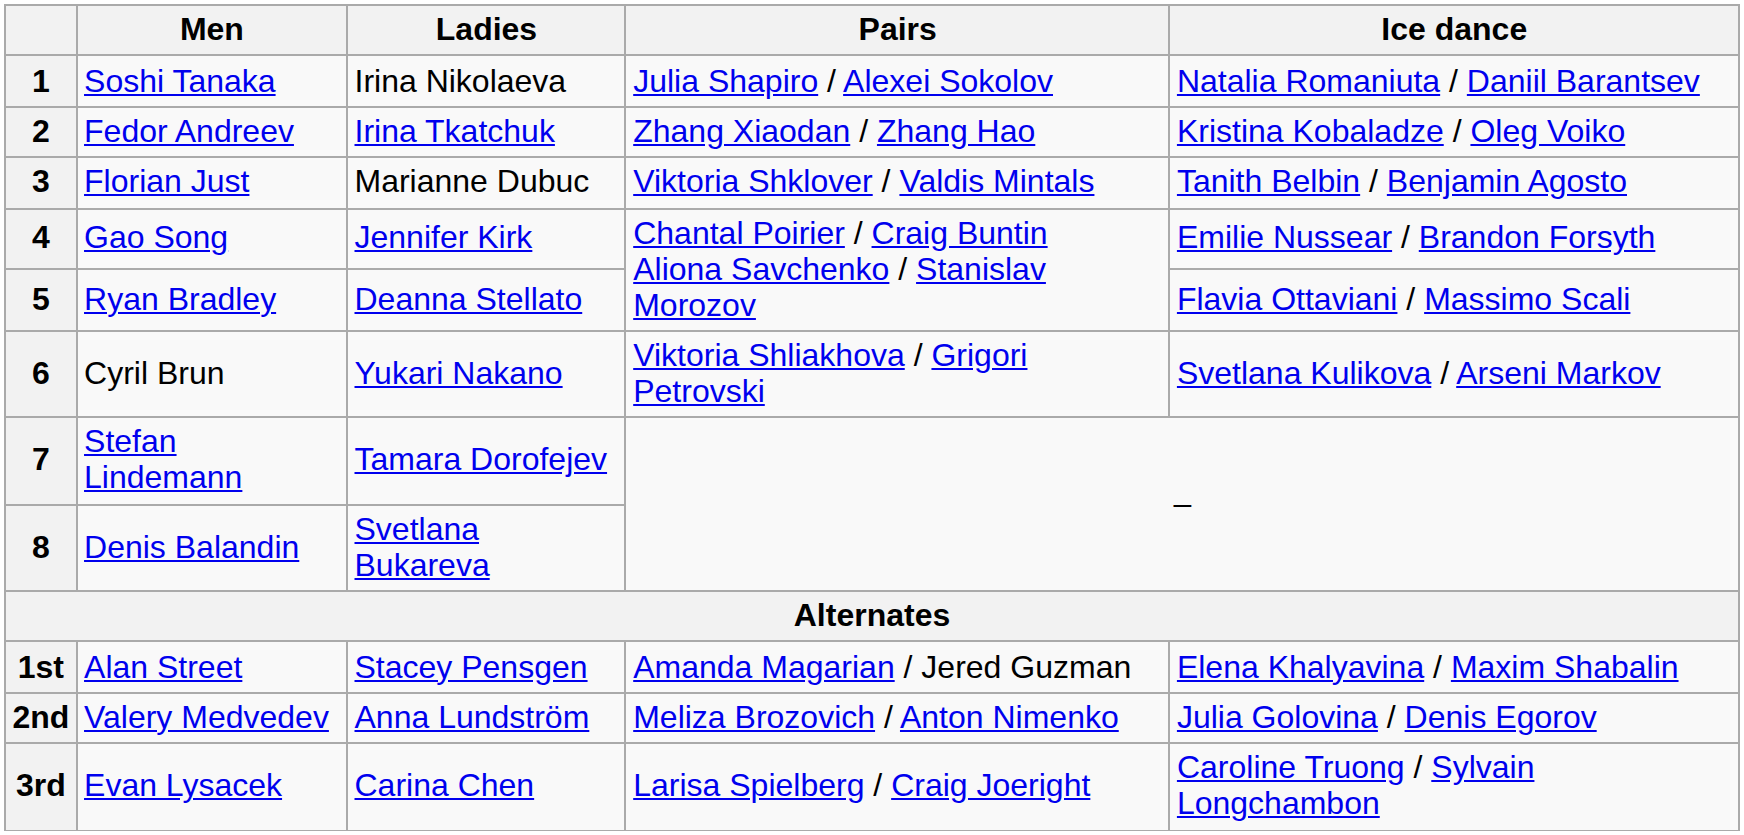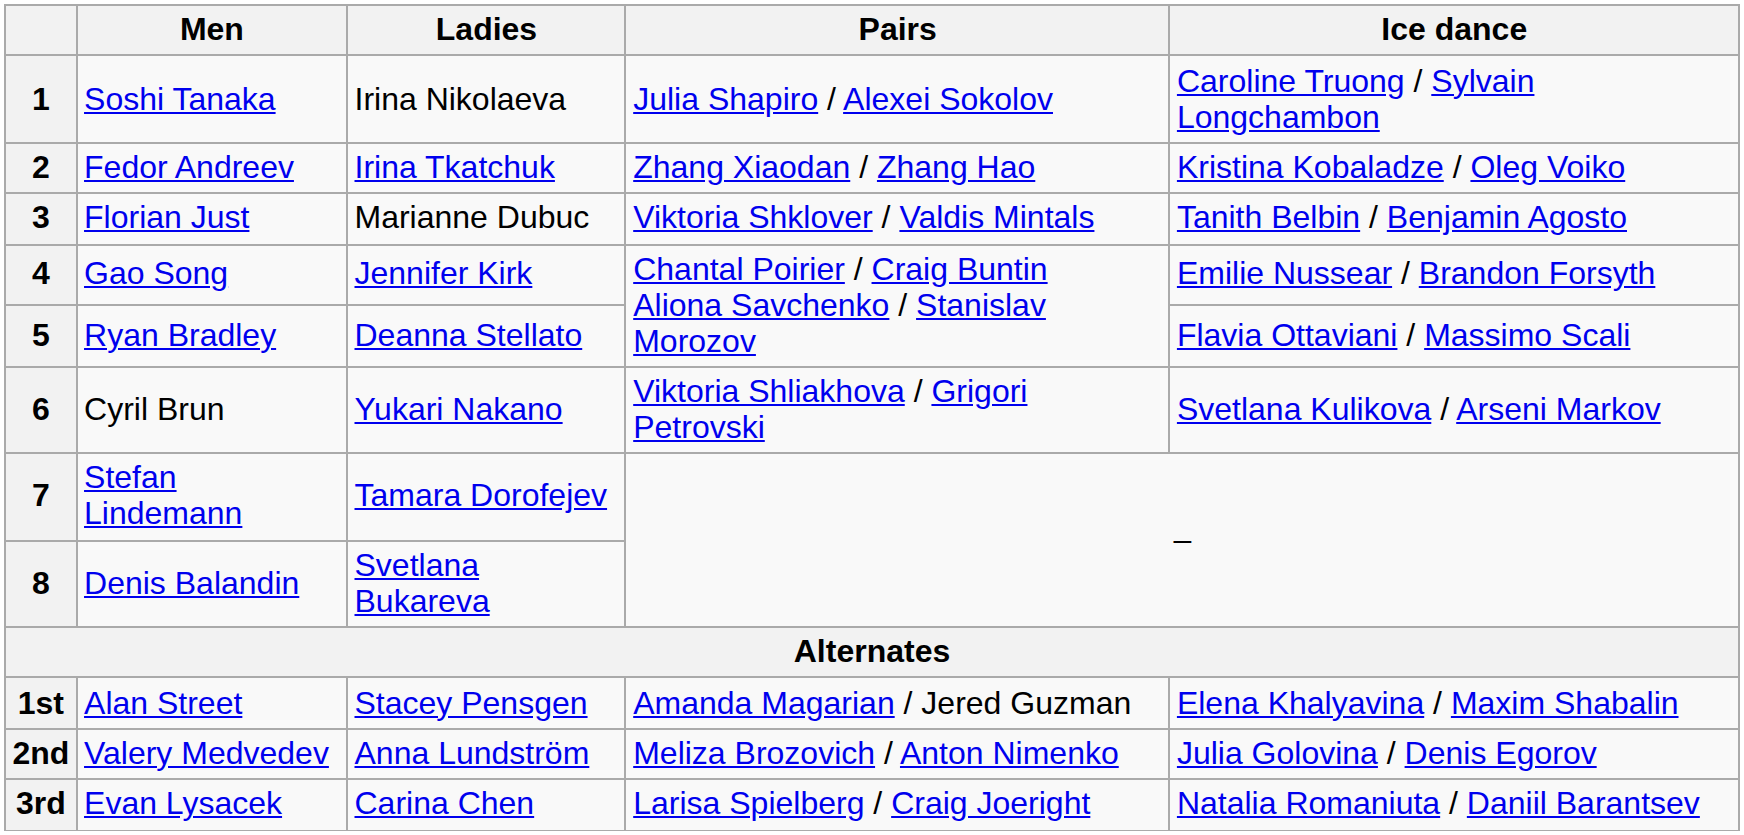(1438, 80) Natalia Romaniuta / Daniil Barantsev -> (1356, 98) Caroline Truong / Sylvain Longchambon
(1356, 786) Caroline Truong / Sylvain Longchambon -> (1438, 804) Natalia Romaniuta / Daniil Barantsev
